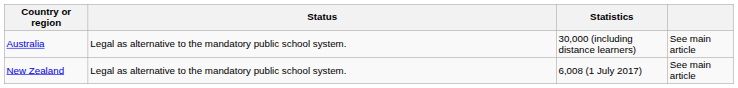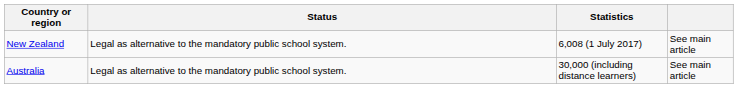rows swapped: (26, 44) <-> (35, 70)
